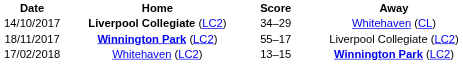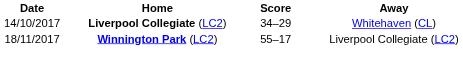- row: (157, 54)
